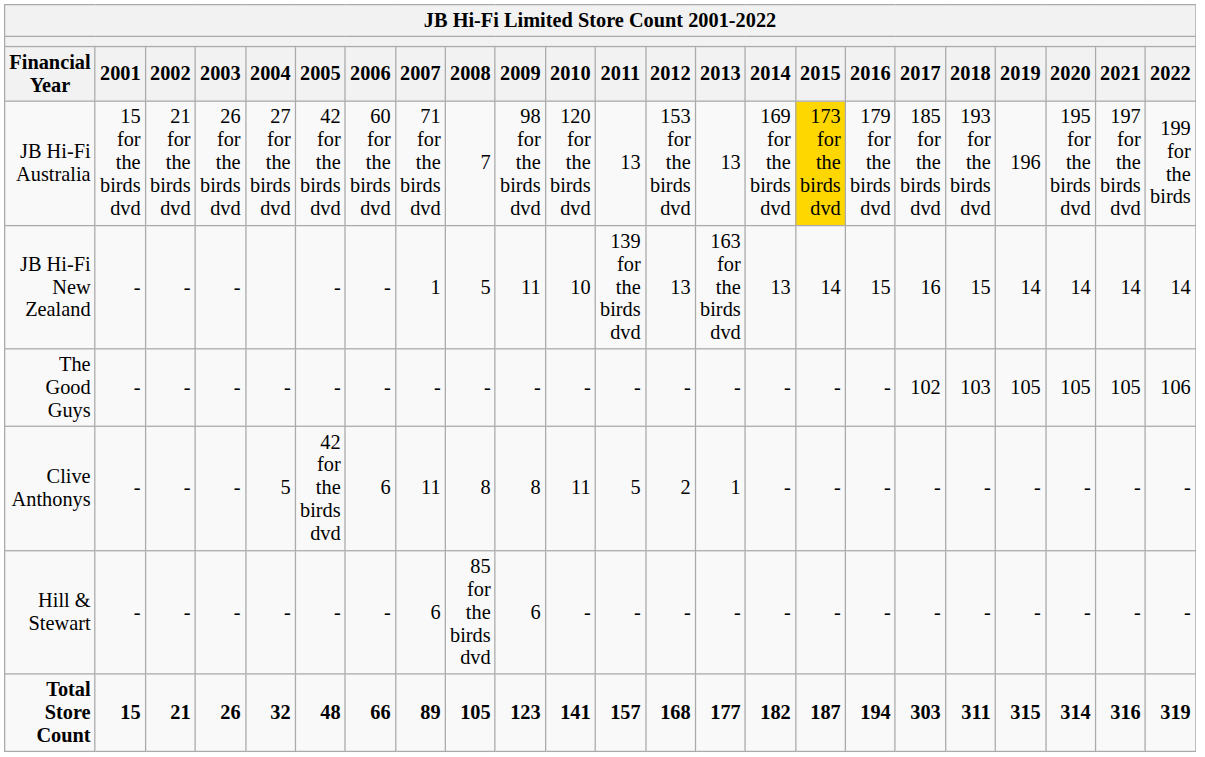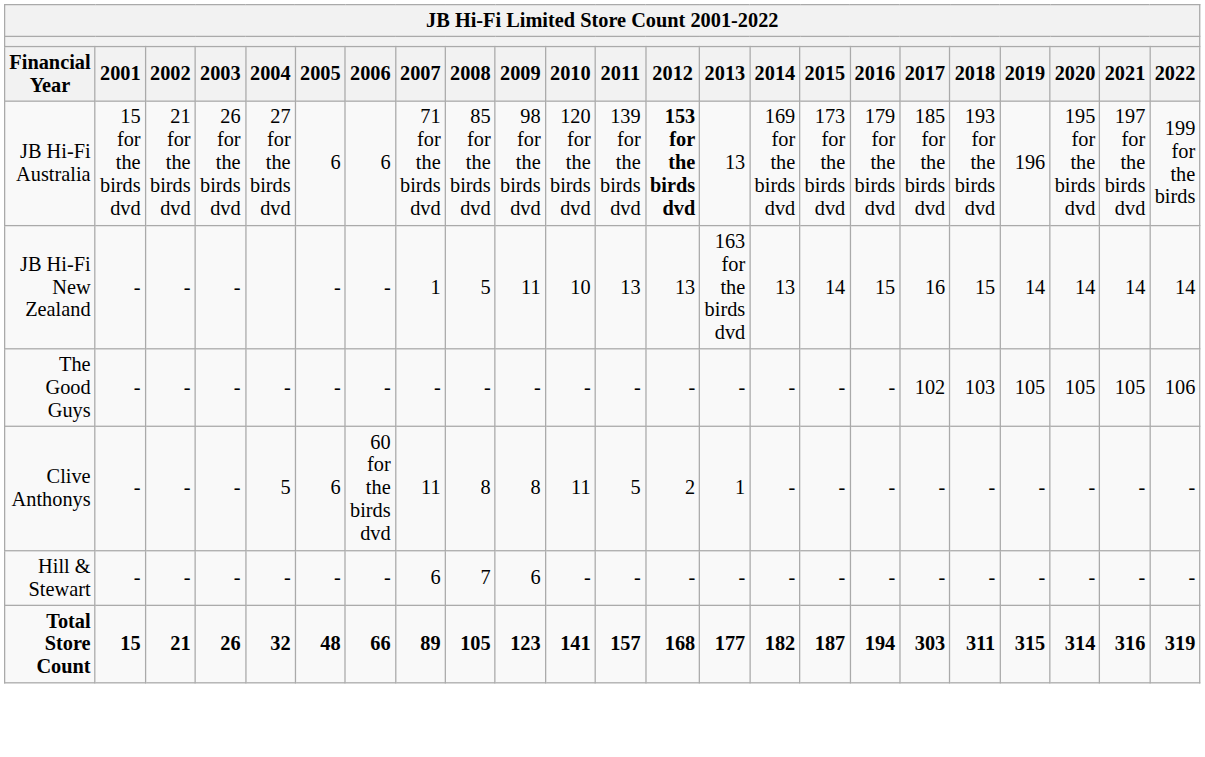(320, 163) 42 for the birds dvd -> (336, 163) 6
(370, 163) 60 for the birds dvd -> (386, 163) 6
(486, 163) 7 -> (470, 163) 85 for the birds dvd
(631, 163) 13 -> (620, 163) 139 for the birds dvd
(670, 163) normal -> (673, 163) bold
(820, 163) gold background -> (825, 163) no background
(620, 286) 139 for the birds dvd -> (631, 286) 13
(320, 488) 42 for the birds dvd -> (336, 488) 6
(386, 488) 6 -> (370, 488) 60 for the birds dvd
(470, 611) 85 for the birds dvd -> (486, 577) 7
